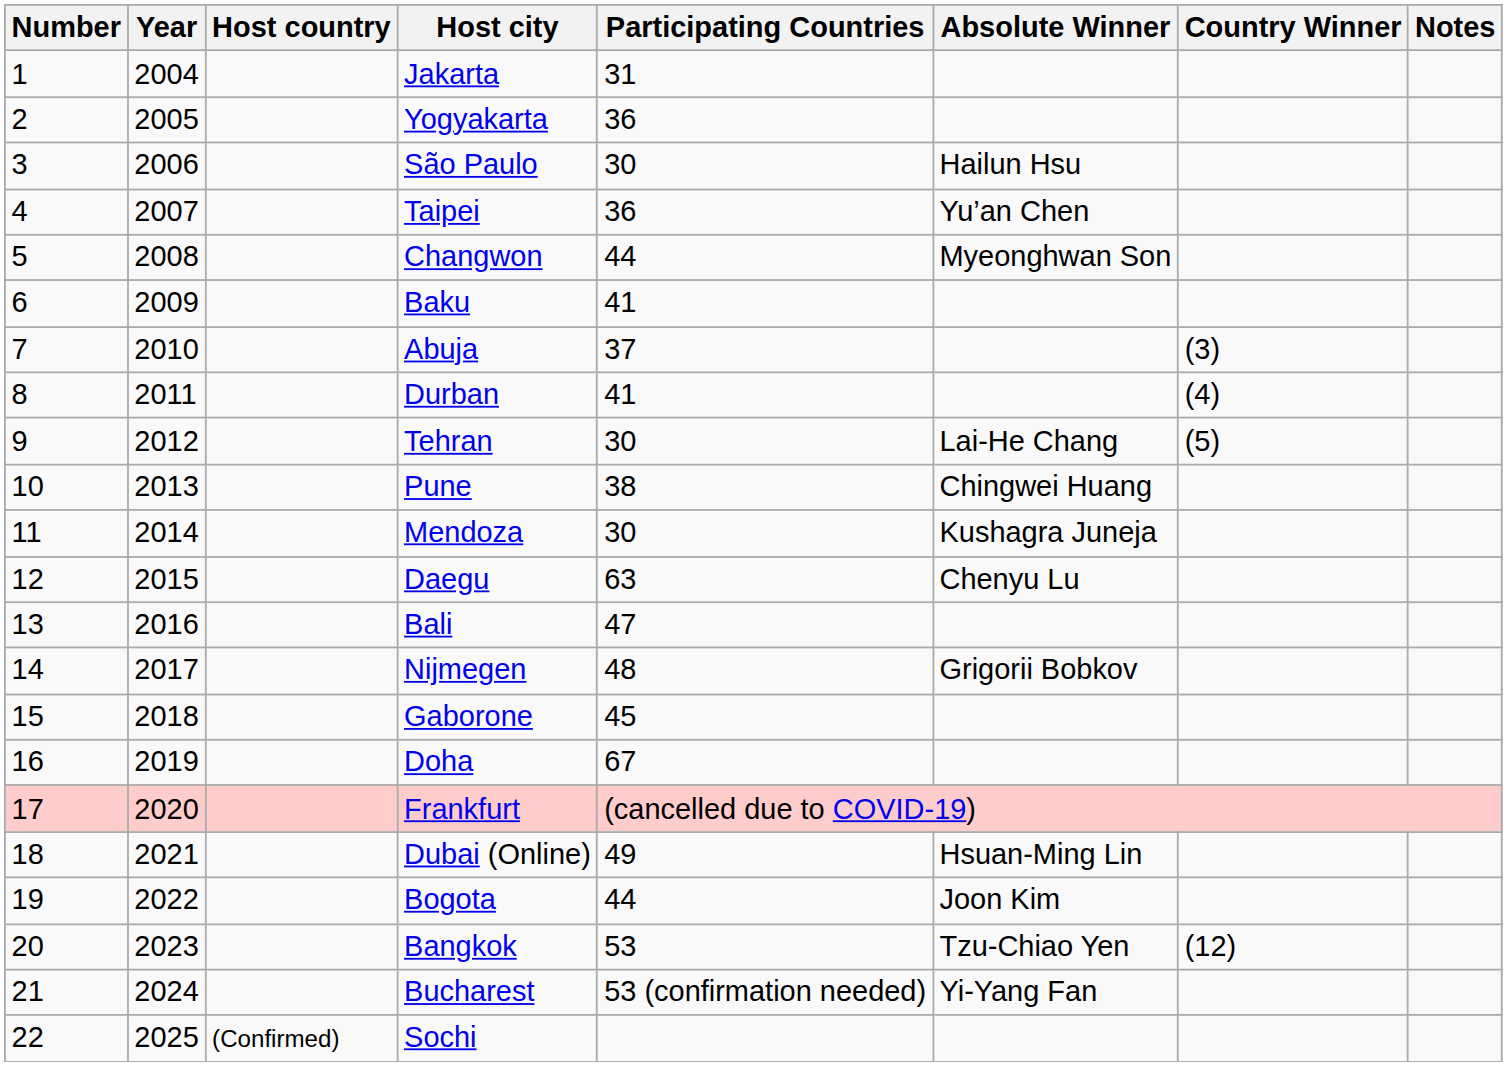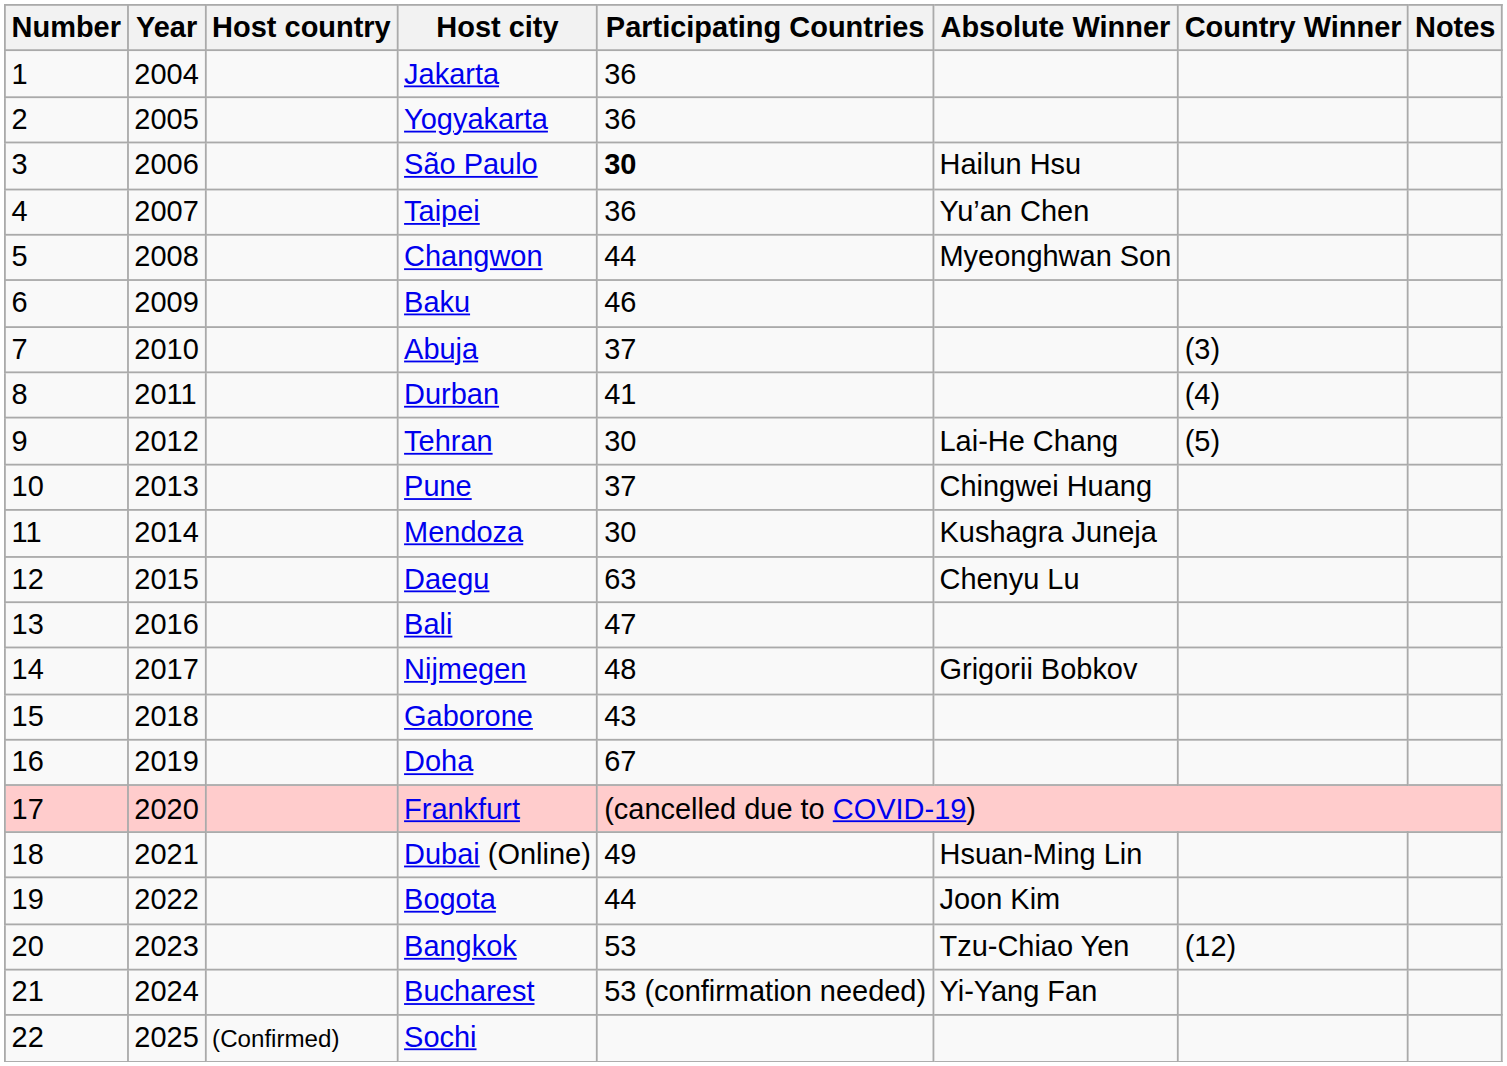(620, 73) 31 -> (620, 73) 36
(620, 165) normal -> (620, 165) bold
(620, 303) 41 -> (620, 303) 46
(620, 486) 38 -> (620, 486) 37
(620, 716) 45 -> (620, 716) 43
